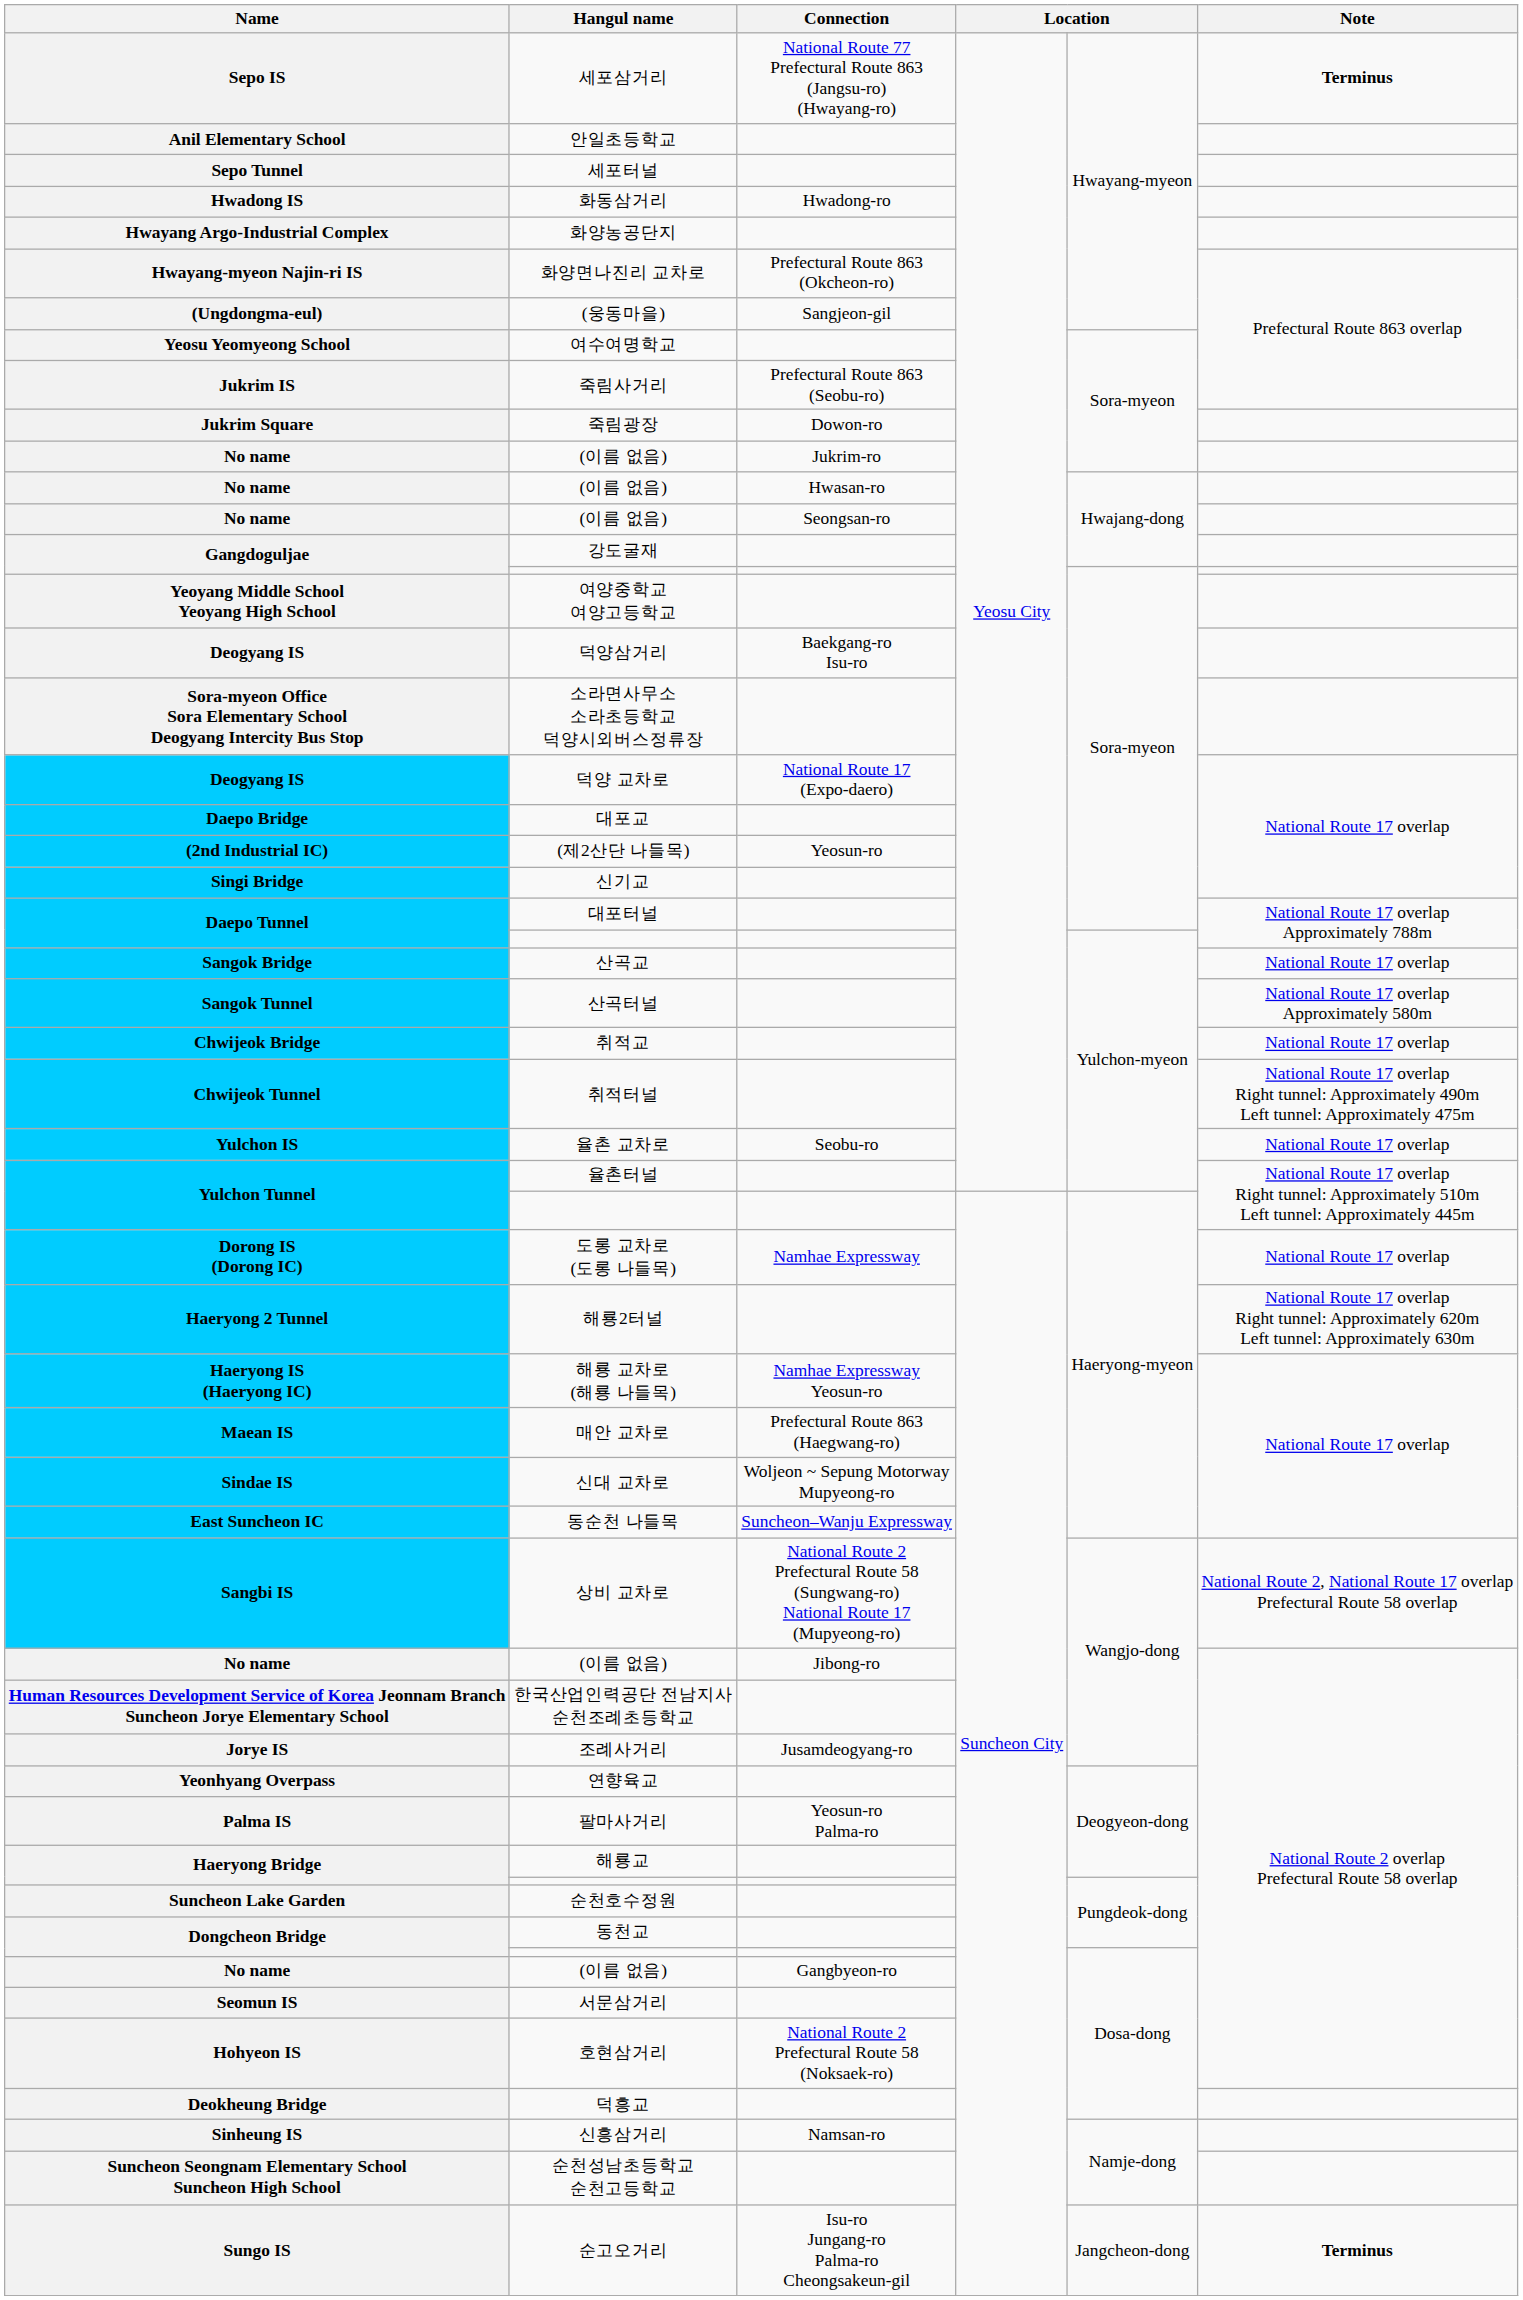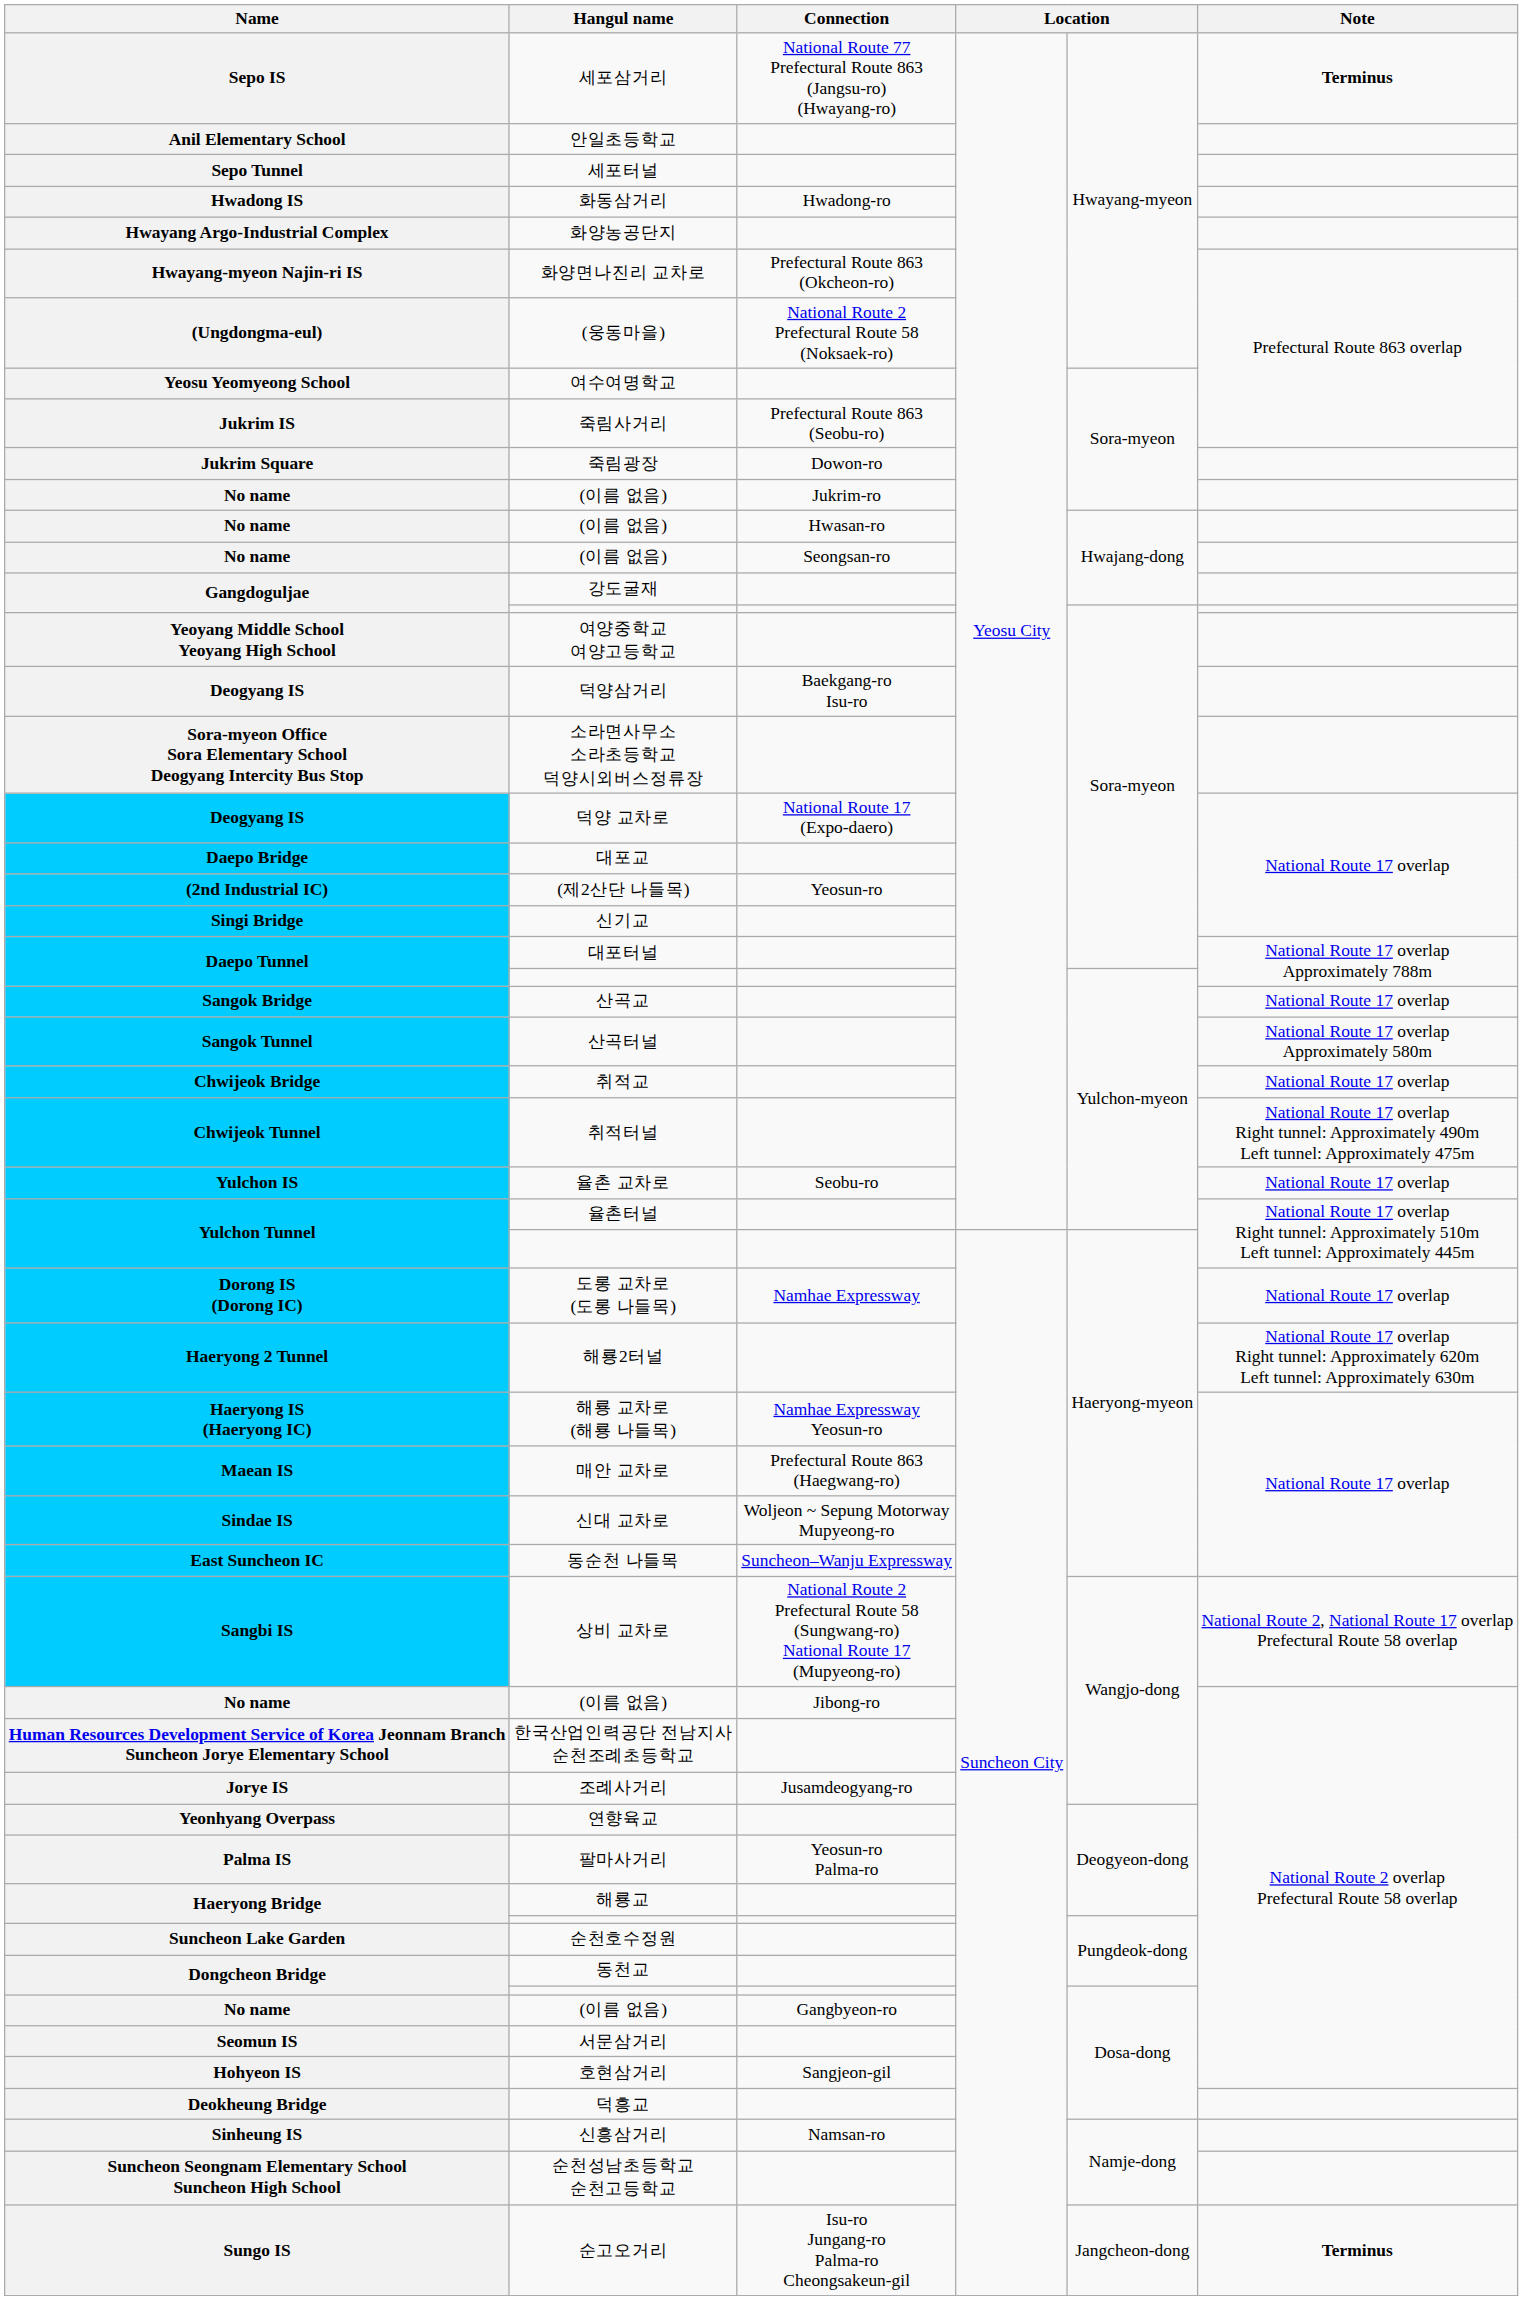(847, 312) Sangjeon-gil -> (847, 332) National Route 2 Prefectural Route 58 (Noksaek-ro)
(847, 2052) National Route 2 Prefectural Route 58 (Noksaek-ro) -> (847, 2072) Sangjeon-gil
